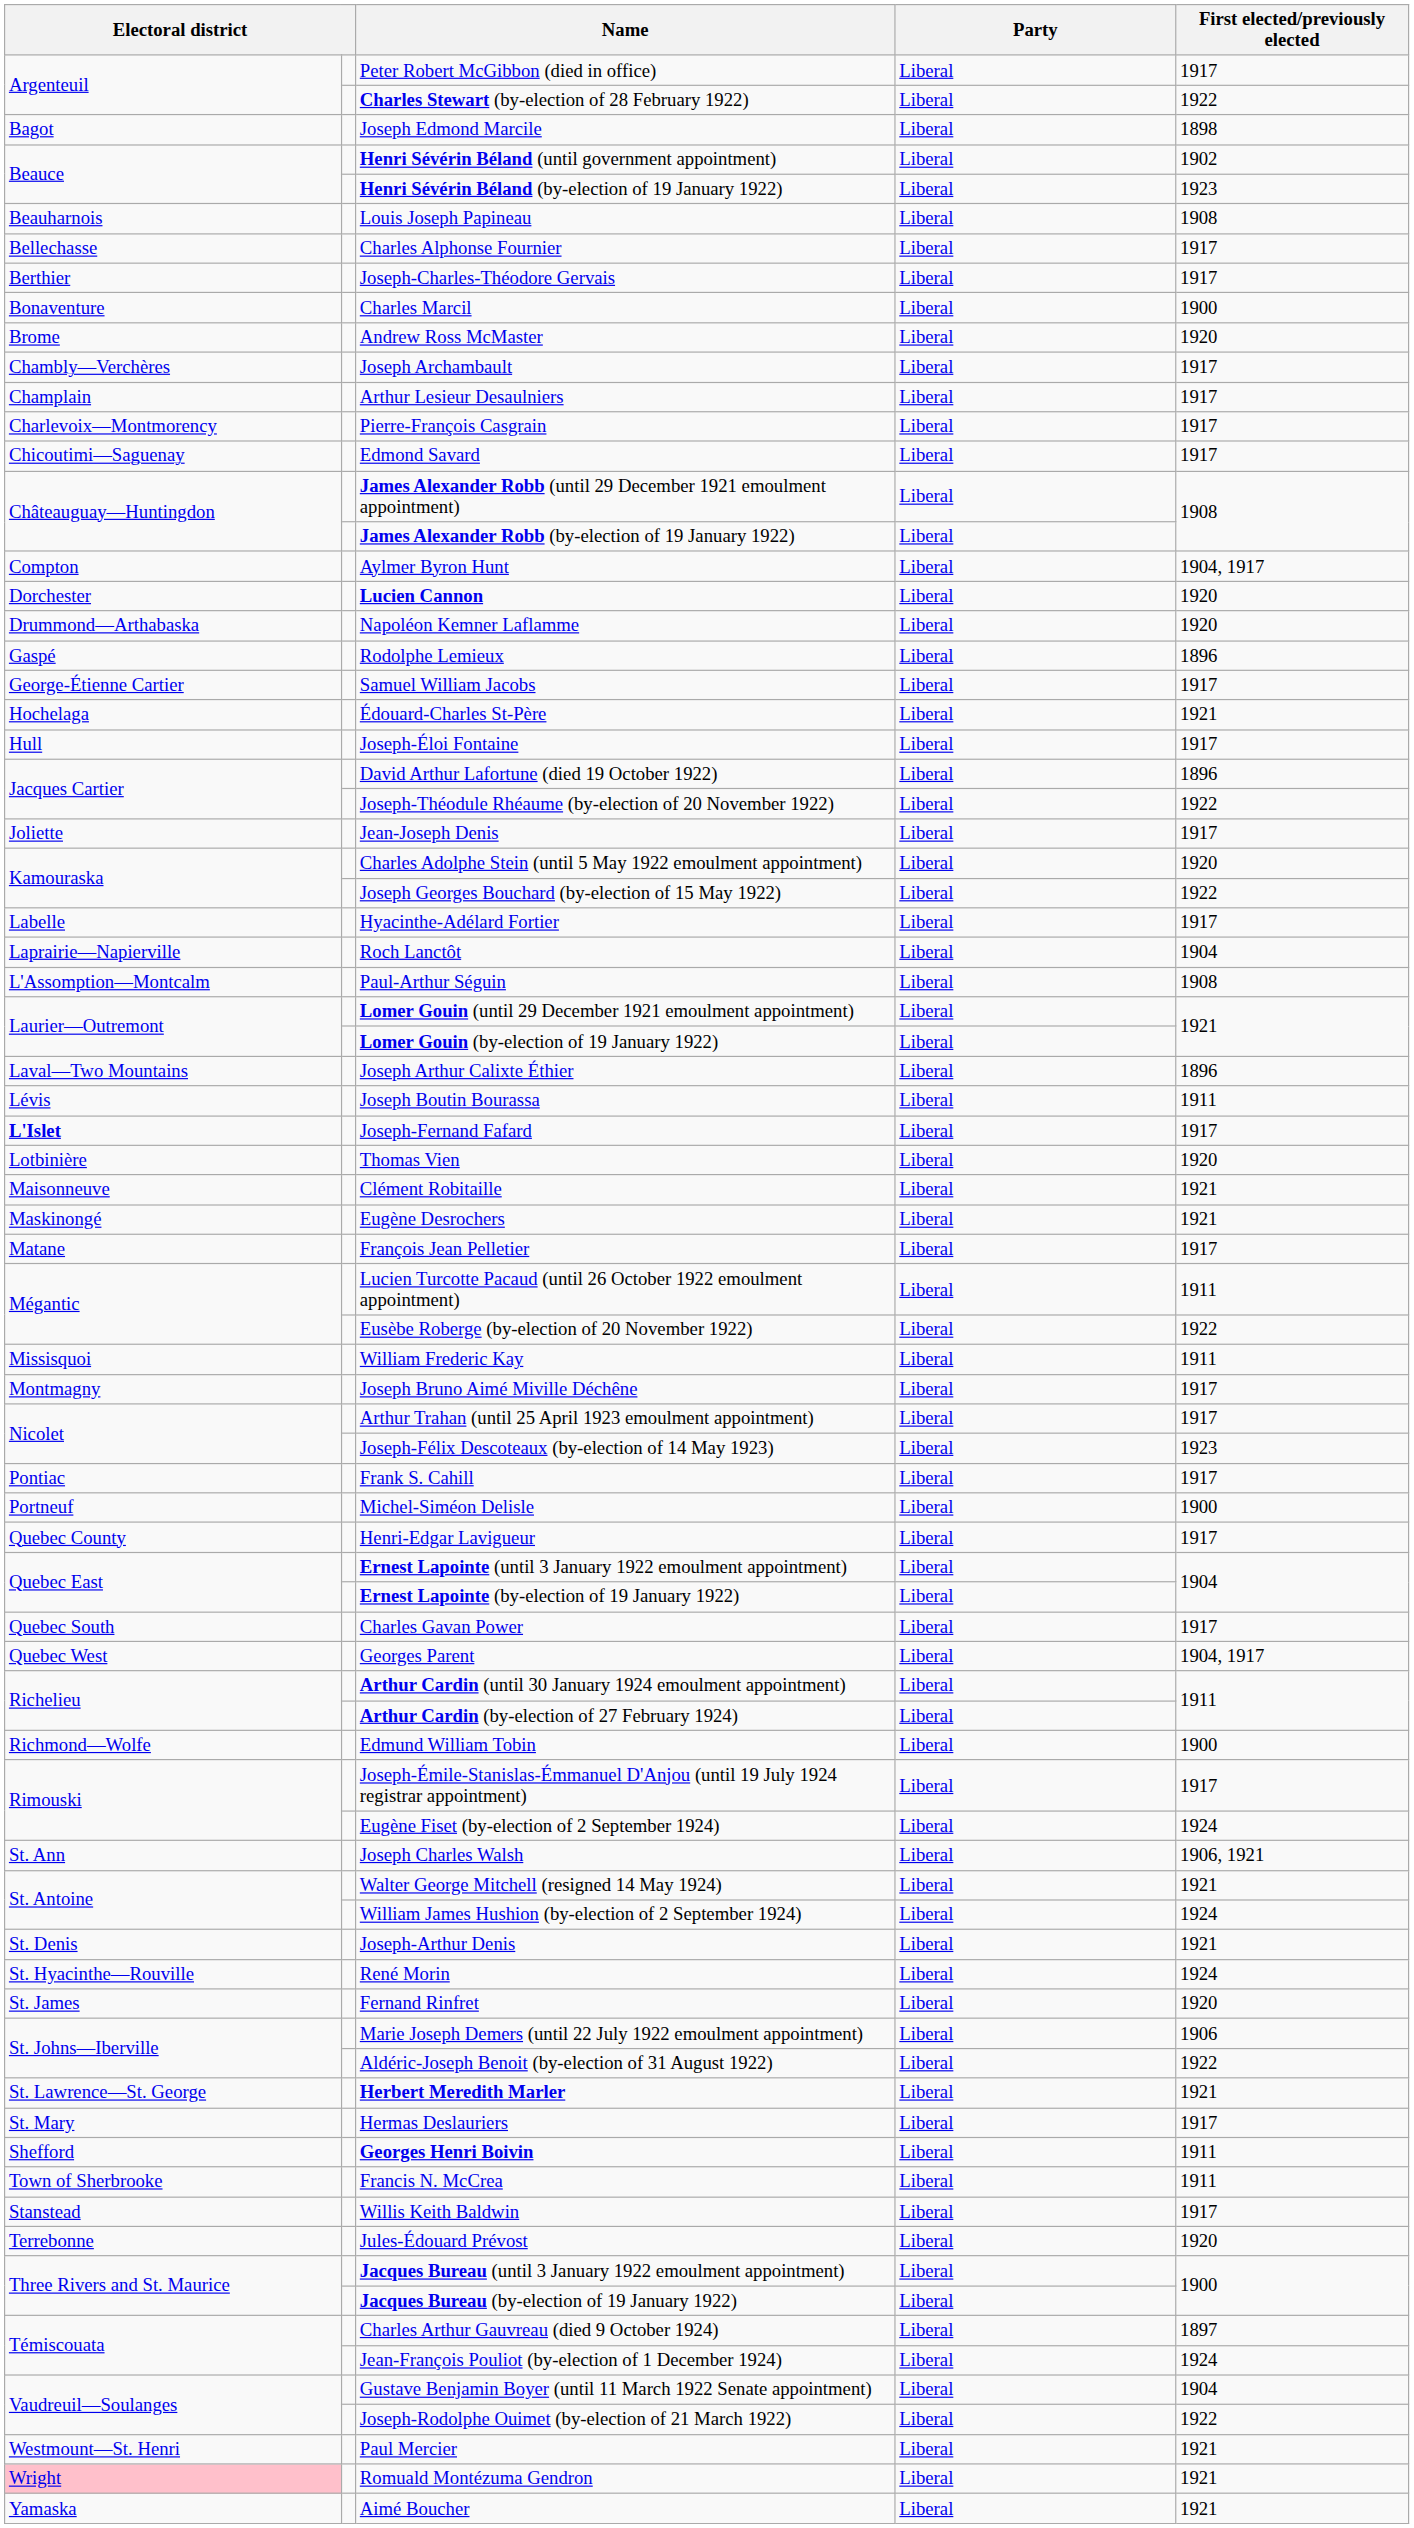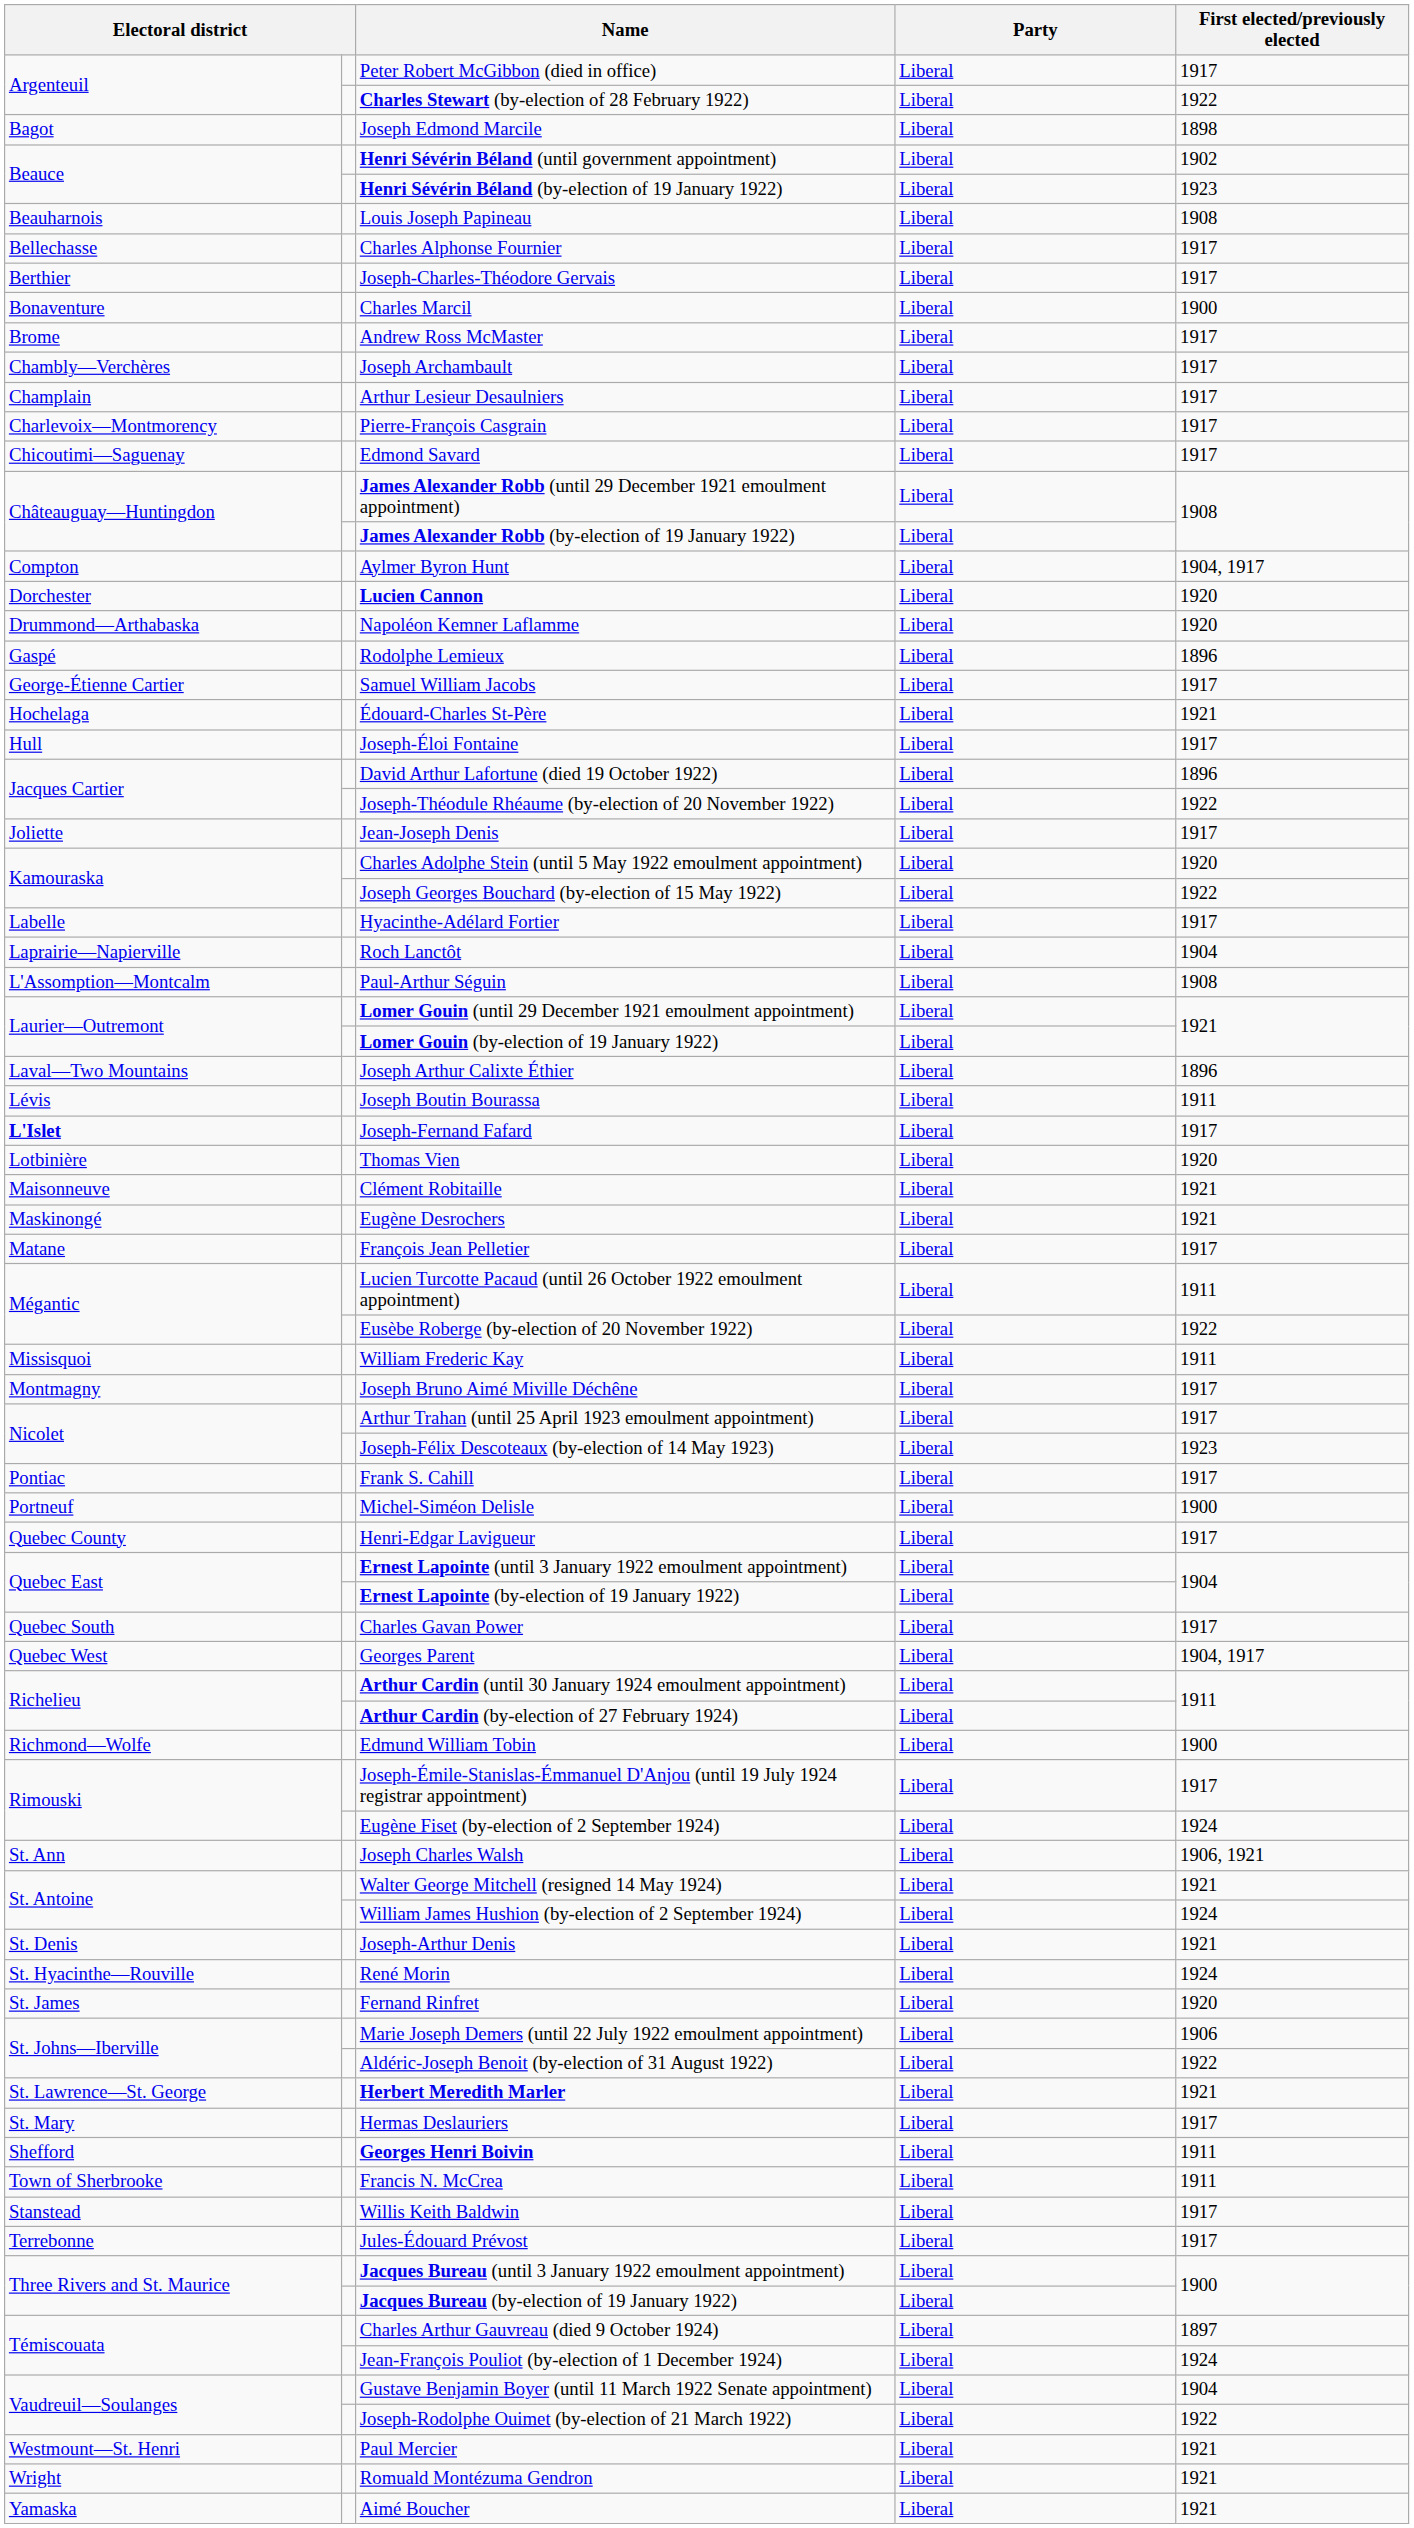(1199, 337) 1920 -> (1199, 337) 1917
(1199, 2241) 1920 -> (1199, 2241) 1917
(35, 2478) pink background -> (35, 2478) no background
